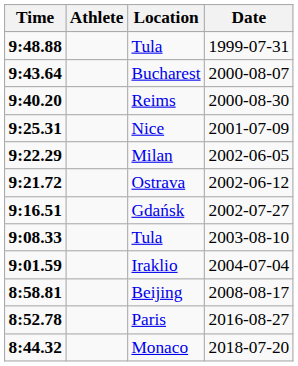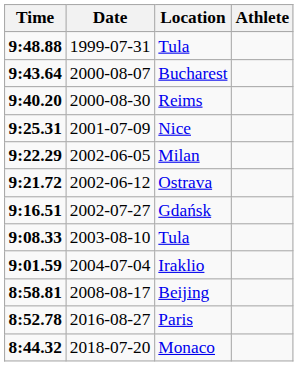columns swapped: (97, 18) <-> (249, 18)
